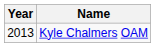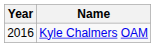(20, 33) 2013 -> (20, 33) 2016
